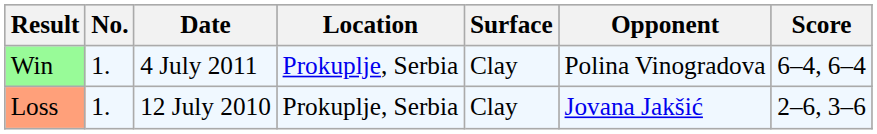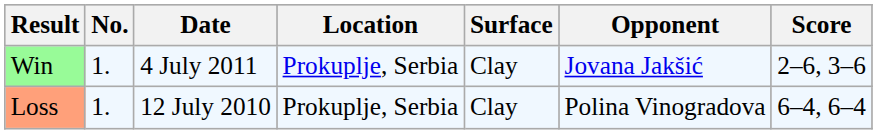(665, 65) Polina Vinogradova -> (634, 65) Jovana Jakšić
(822, 65) 6–4, 6–4 -> (822, 65) 2–6, 3–6
(634, 106) Jovana Jakšić -> (665, 106) Polina Vinogradova
(822, 106) 2–6, 3–6 -> (822, 106) 6–4, 6–4
